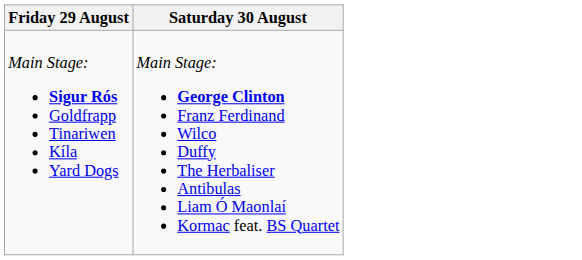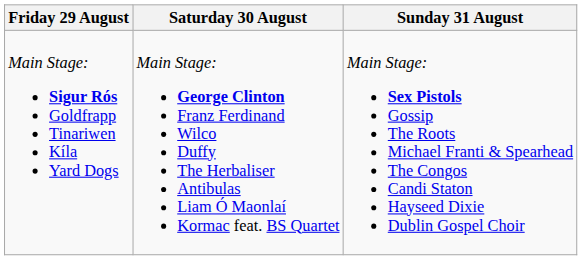+ column: (460, 17)
